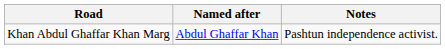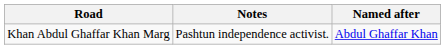columns swapped: (227, 14) <-> (361, 14)
